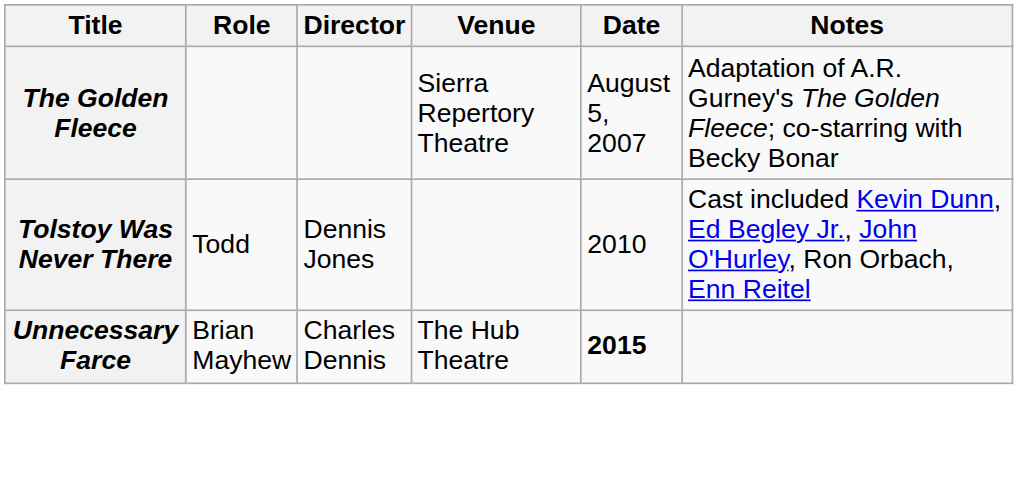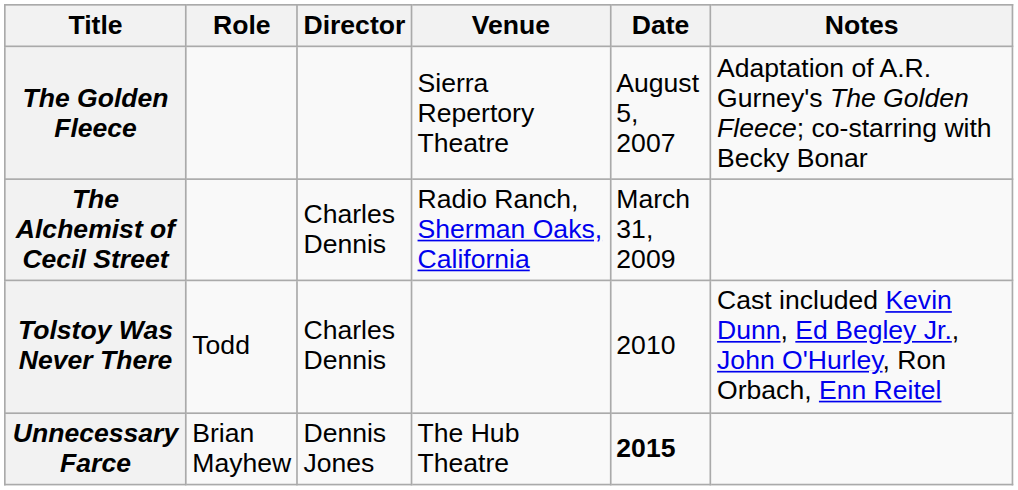+ row: (95, 229)
(345, 244) Dennis Jones -> (349, 346) Charles Dennis
(349, 346) Charles Dennis -> (345, 448) Dennis Jones
